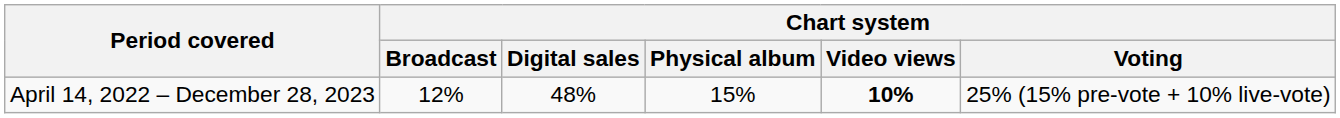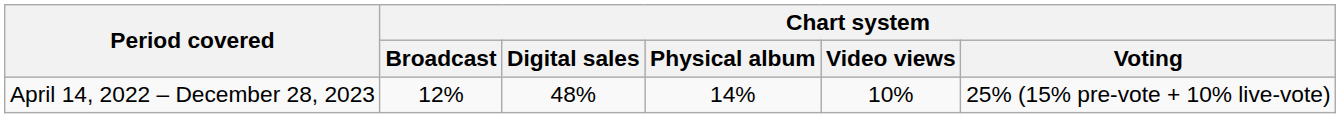(733, 94) 15% -> (733, 94) 14%
(891, 94) bold -> (891, 94) normal
